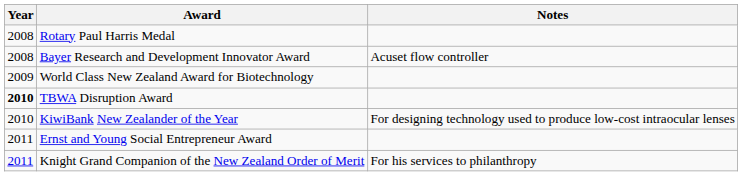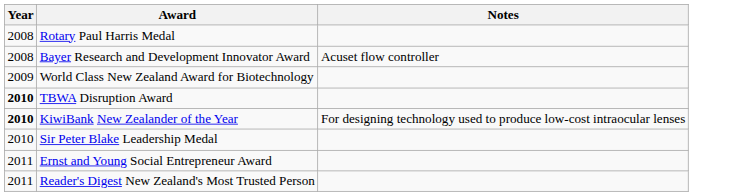(21, 118) normal -> (21, 118) bold
+ row: (129, 139)
+ row: (177, 181)
- row: (202, 160)
